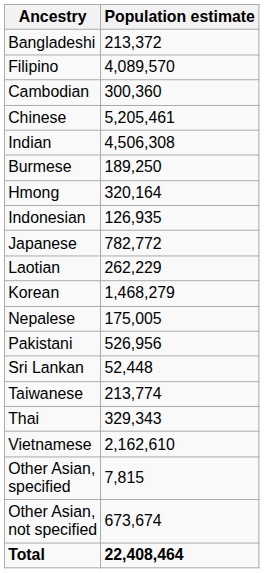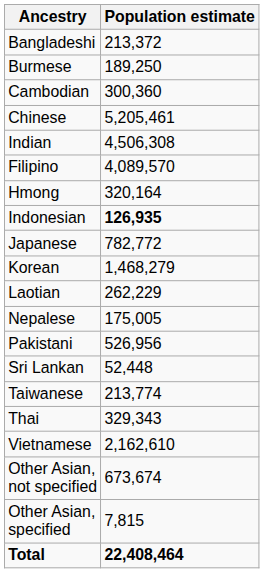rows swapped: (40, 167) <-> (33, 67)
(133, 218) normal -> (133, 218) bold
rows swapped: (34, 293) <-> (34, 268)
rows swapped: (52, 478) <-> (53, 521)
